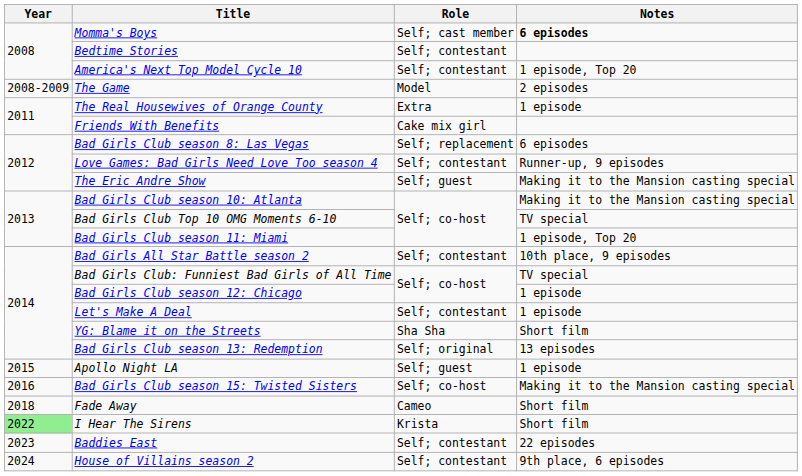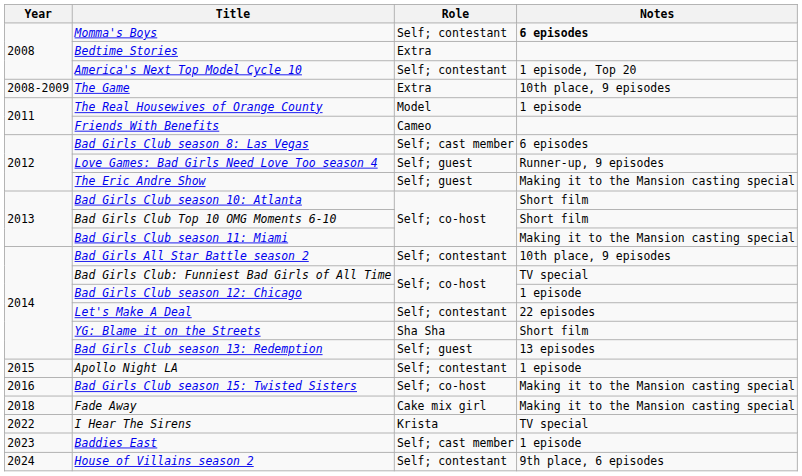(455, 32) Self; cast member -> (452, 32) Self; contestant
(452, 51) Self; contestant -> (414, 51) Extra
(414, 88) Model -> (414, 88) Extra
(554, 88) 2 episodes -> (595, 88) 10th place, 9 episodes
(414, 107) Extra -> (414, 107) Model
(442, 126) Cake mix girl -> (414, 126) Cameo
(455, 144) Self; replacement -> (455, 144) Self; cast member
(452, 163) Self; contestant -> (435, 163) Self; guest
(657, 200) Making it to the Mansion casting special -> (554, 200) Short film
(554, 219) TV special -> (554, 219) Short film
(578, 238) 1 episode, Top 20 -> (657, 238) Making it to the Mansion casting special
(550, 312) 1 episode -> (557, 312) 22 episodes
(445, 349) Self; original -> (435, 349) Self; guest
(435, 368) Self; guest -> (452, 368) Self; contestant
(414, 405) Cameo -> (442, 405) Cake mix girl
(554, 405) Short film -> (657, 405) Making it to the Mansion casting special
(21, 424) lightgreen background -> (21, 424) no background
(554, 424) Short film -> (554, 424) TV special
(452, 443) Self; contestant -> (455, 443) Self; cast member
(557, 443) 22 episodes -> (550, 443) 1 episode
